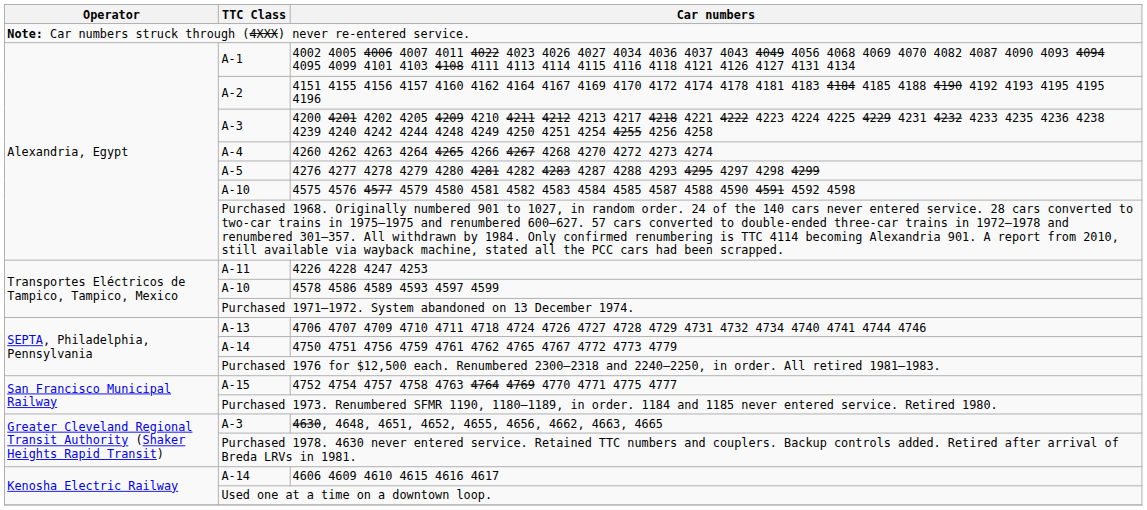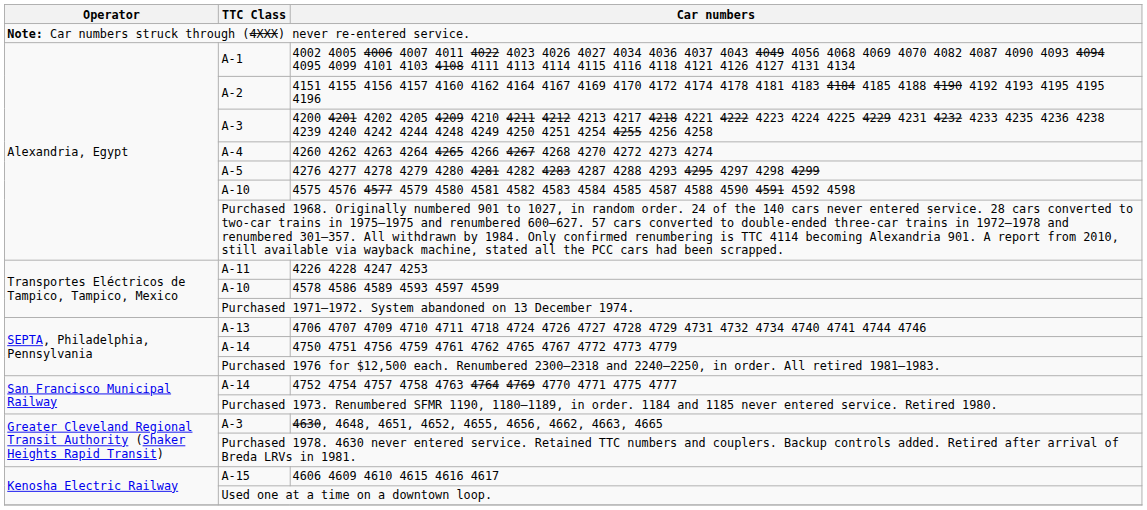(236, 385) A-15 -> (236, 385) A-14
(236, 476) A-14 -> (236, 476) A-15
